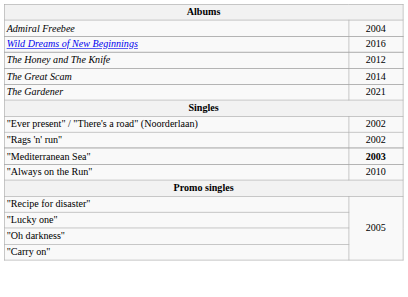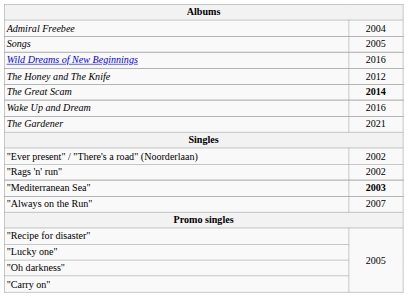+ row: (19, 44)
(376, 76) normal -> (376, 92) bold
+ row: (49, 108)
(376, 172) 2010 -> (376, 204) 2007
